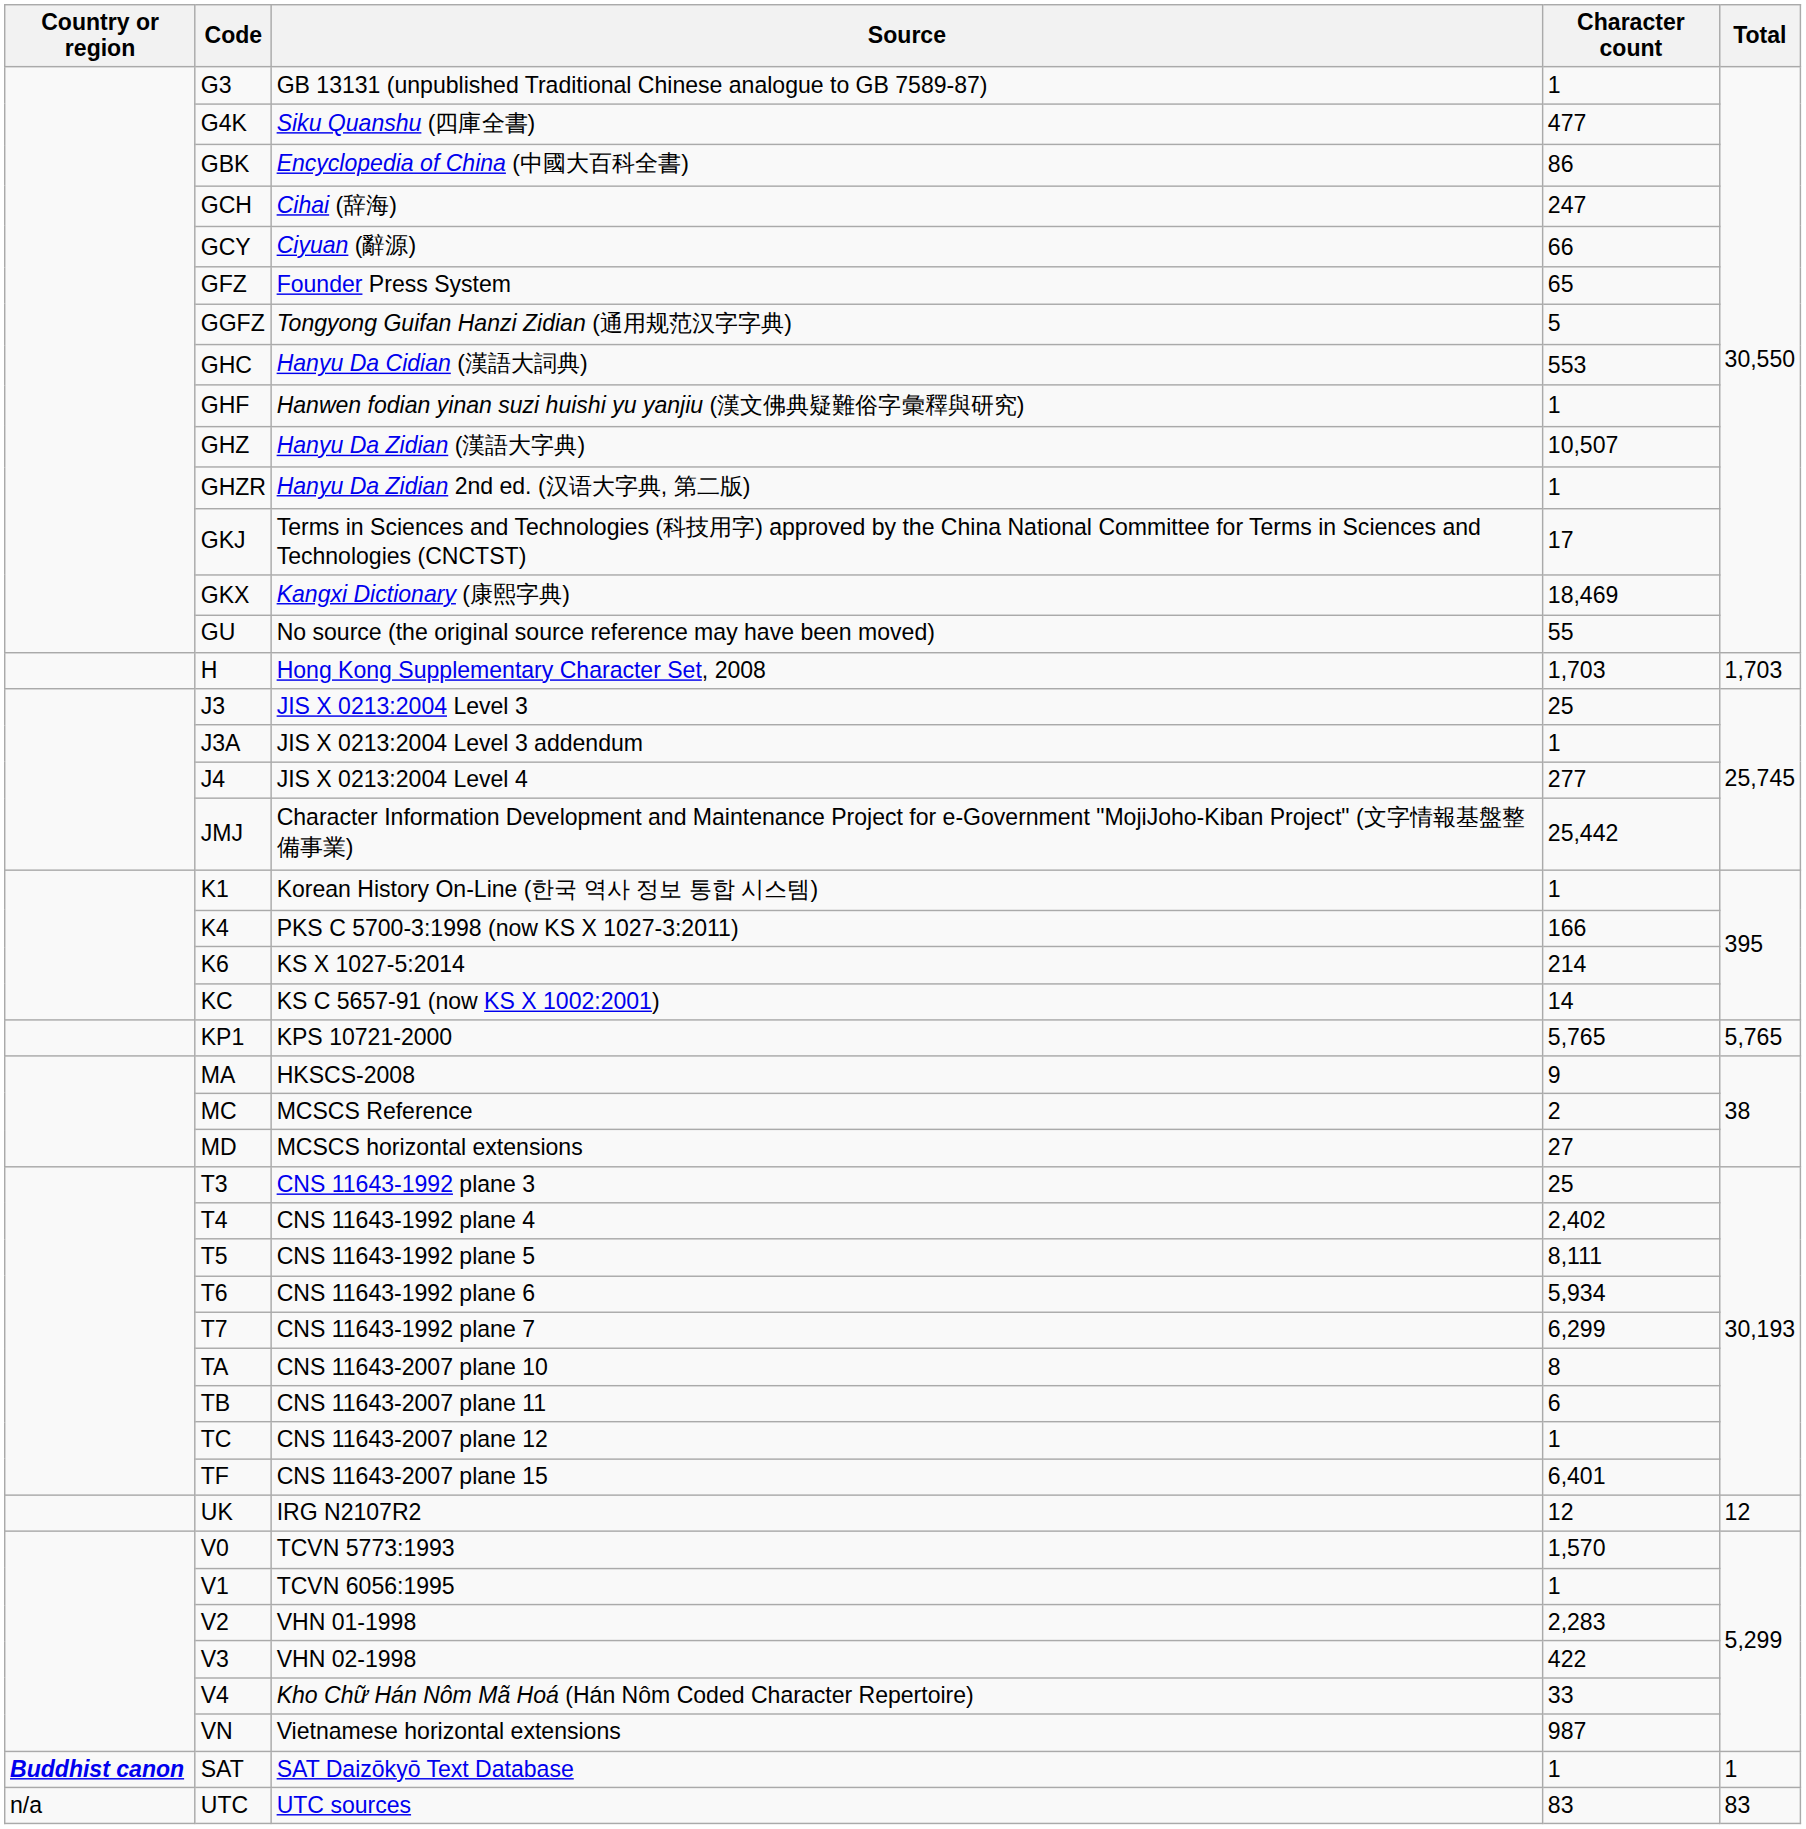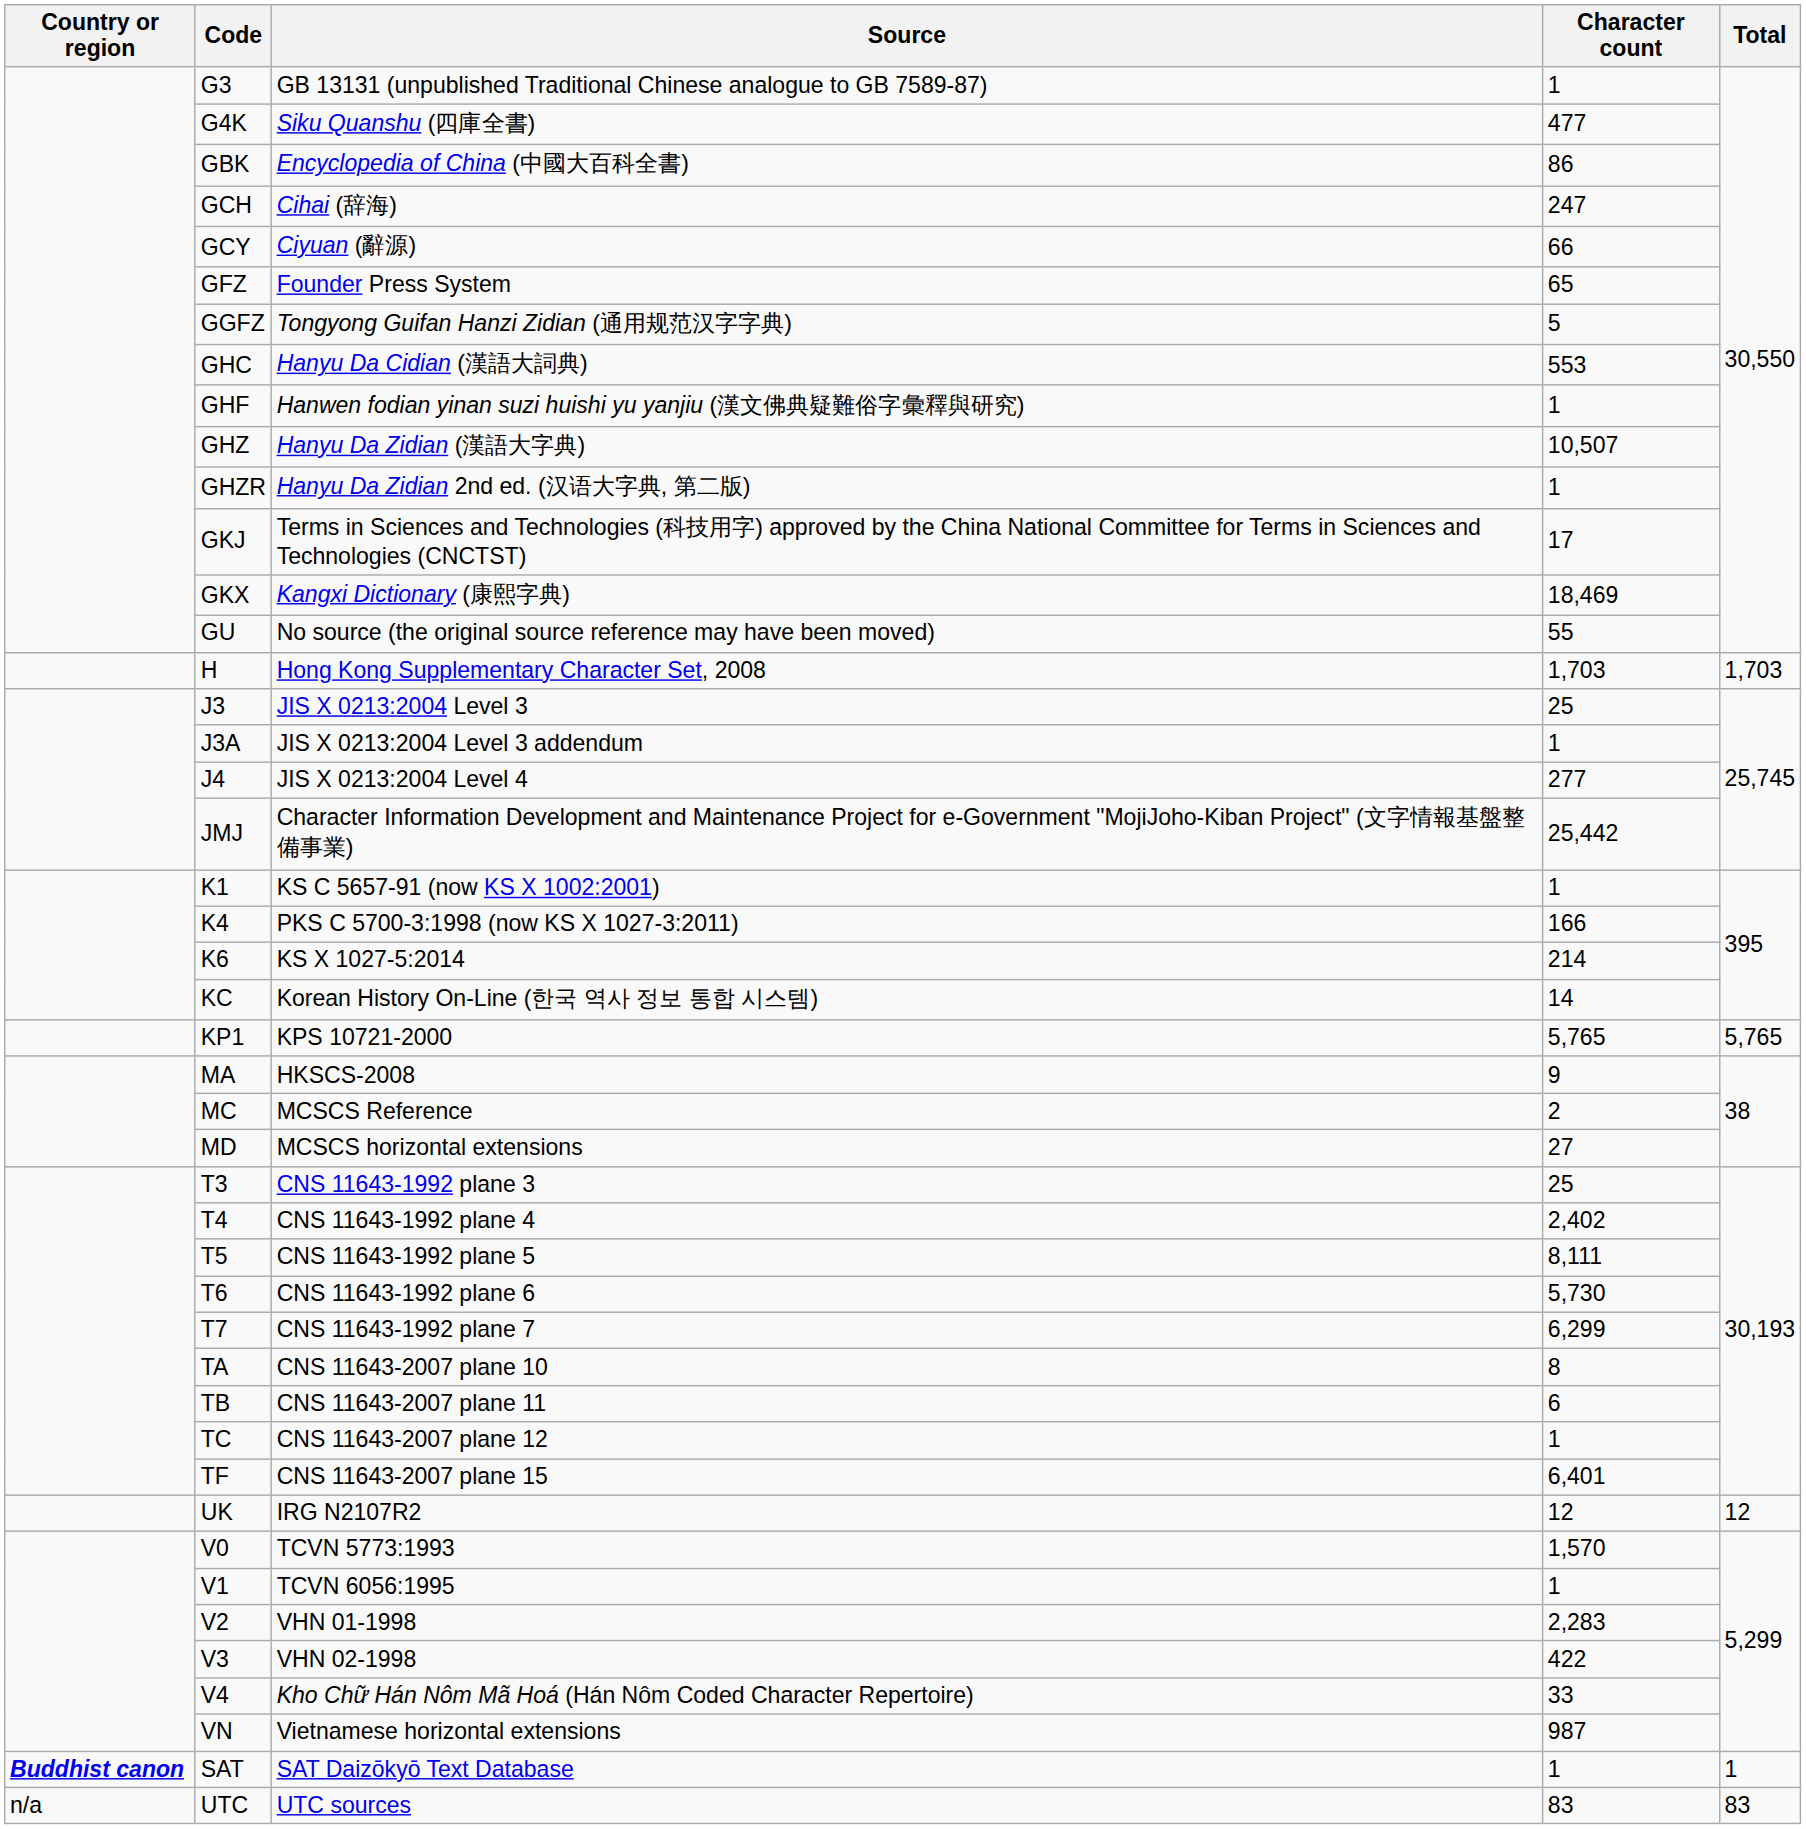(547, 888) Korean History On-Line (한국 역사 정보 통합 시스템) -> (468, 887) KS C 5657-91 (now KS X 1002:2001)
(468, 1001) KS C 5657-91 (now KS X 1002:2001) -> (547, 998) Korean History On-Line (한국 역사 정보 통합 시스템)
(1577, 1293) 5,934 -> (1577, 1293) 5,730
